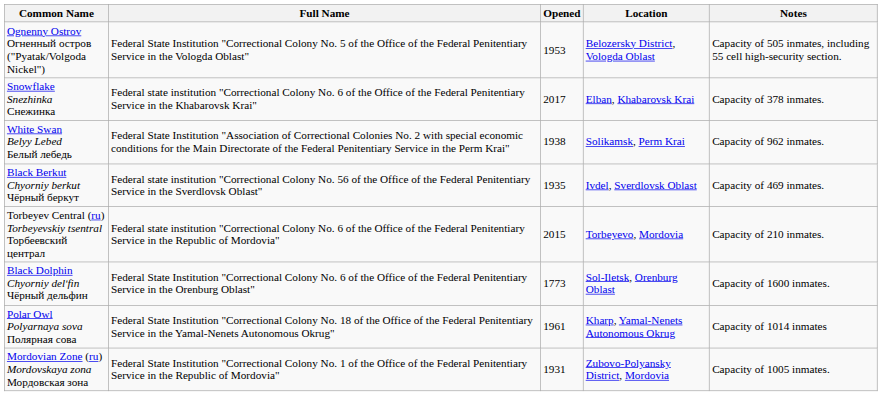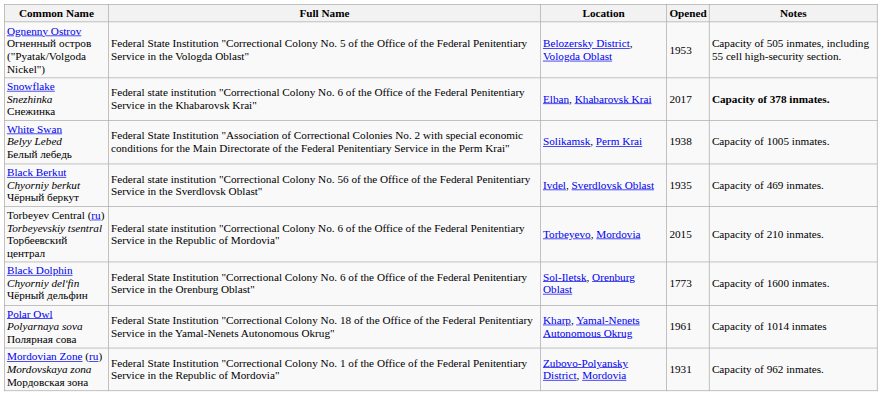columns swapped: (646, 13) <-> (562, 13)
(768, 99) normal -> (771, 99) bold
(768, 142) Capacity of 962 inmates. -> (771, 142) Capacity of 1005 inmates.
(771, 369) Capacity of 1005 inmates. -> (768, 369) Capacity of 962 inmates.
